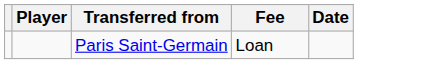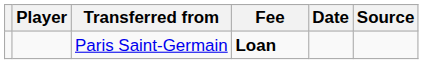+ column: (386, 17)
(254, 44) normal -> (256, 44) bold
